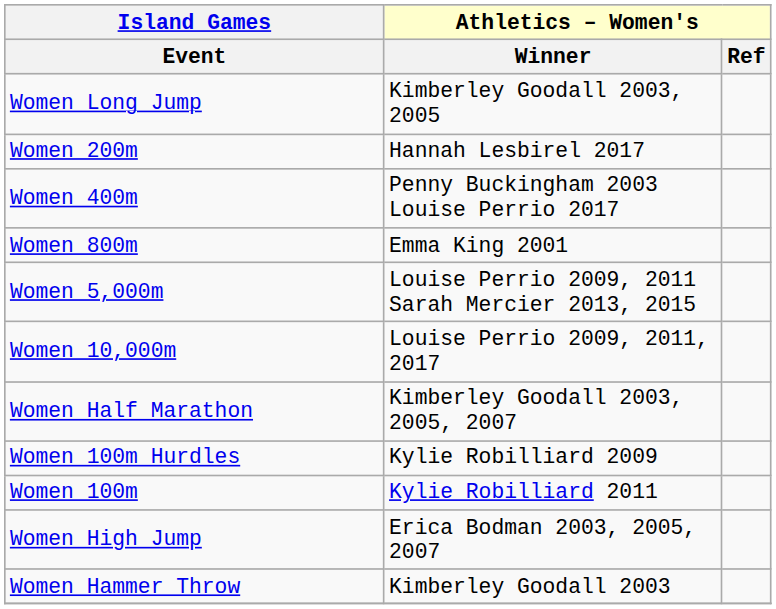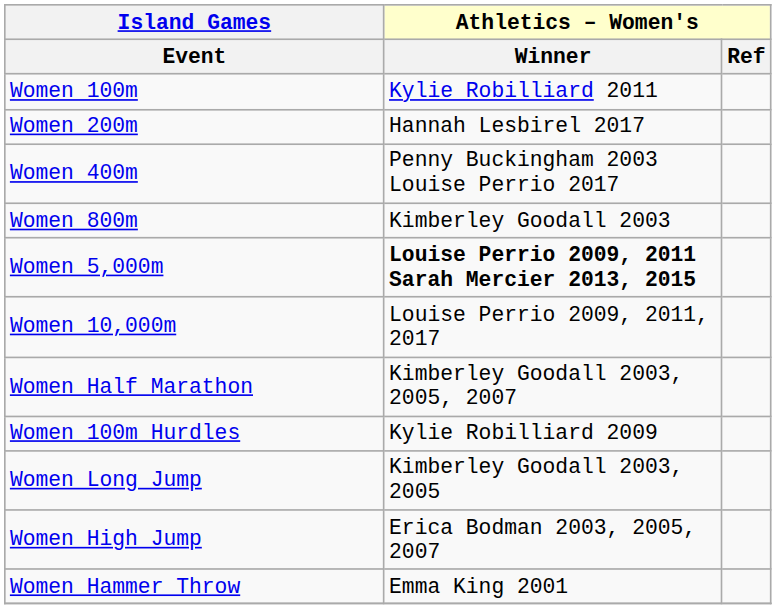rows swapped: (74, 493) <-> (106, 104)
(479, 245) Emma King 2001 -> (530, 221) Kimberley Goodall 2003
(543, 292) normal -> (543, 268) bold
(530, 587) Kimberley Goodall 2003 -> (479, 587) Emma King 2001
